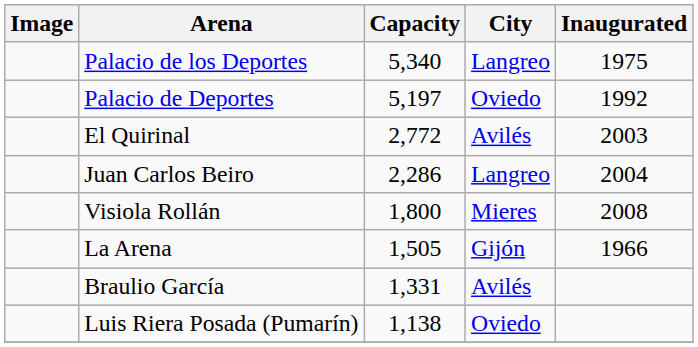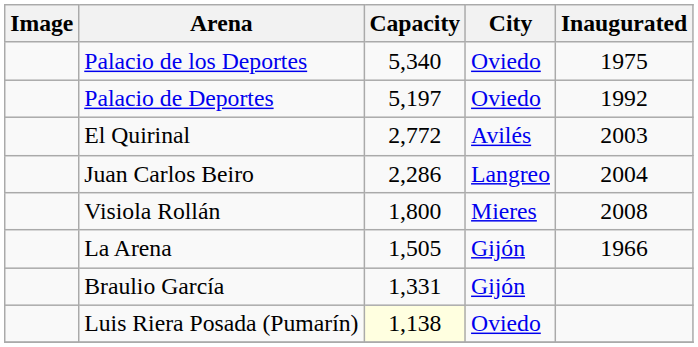(511, 60) Langreo -> (506, 60) Oviedo
(501, 286) Avilés -> (498, 286) Gijón
(415, 323) no background -> (415, 323) lightyellow background
